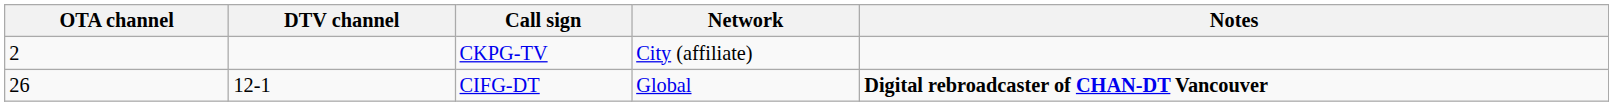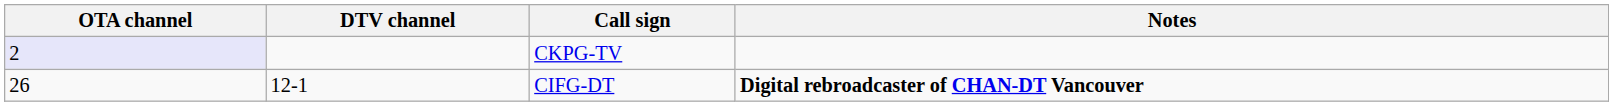- column: (746, 20)
(14, 52) no background -> (14, 52) lavender background
